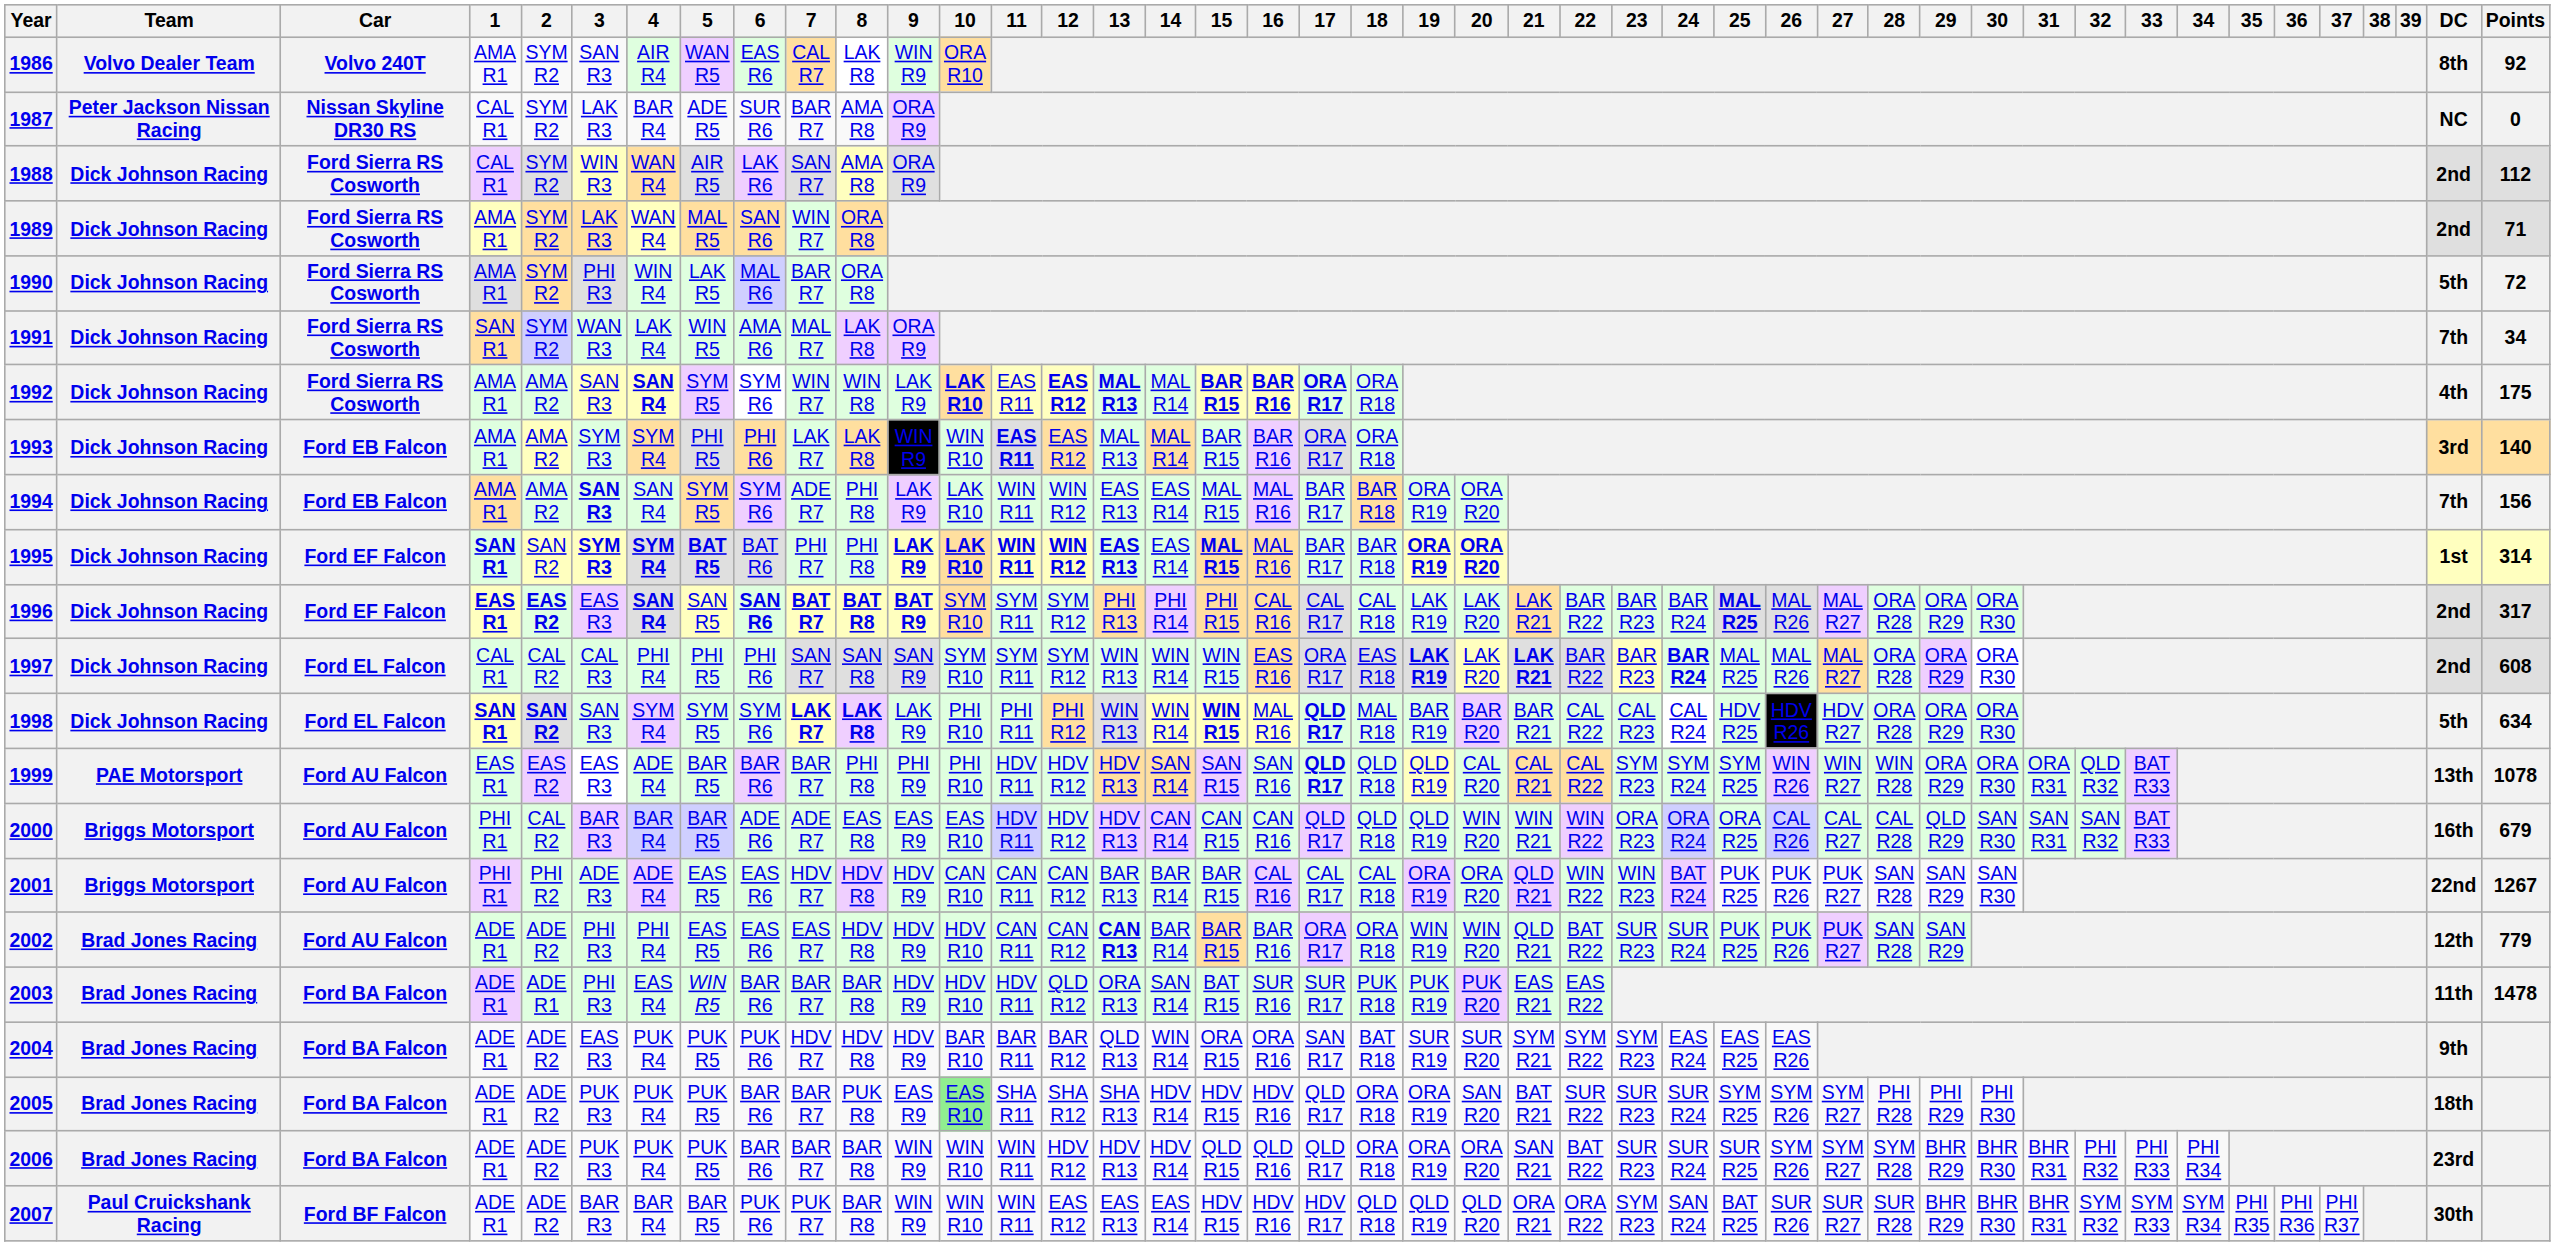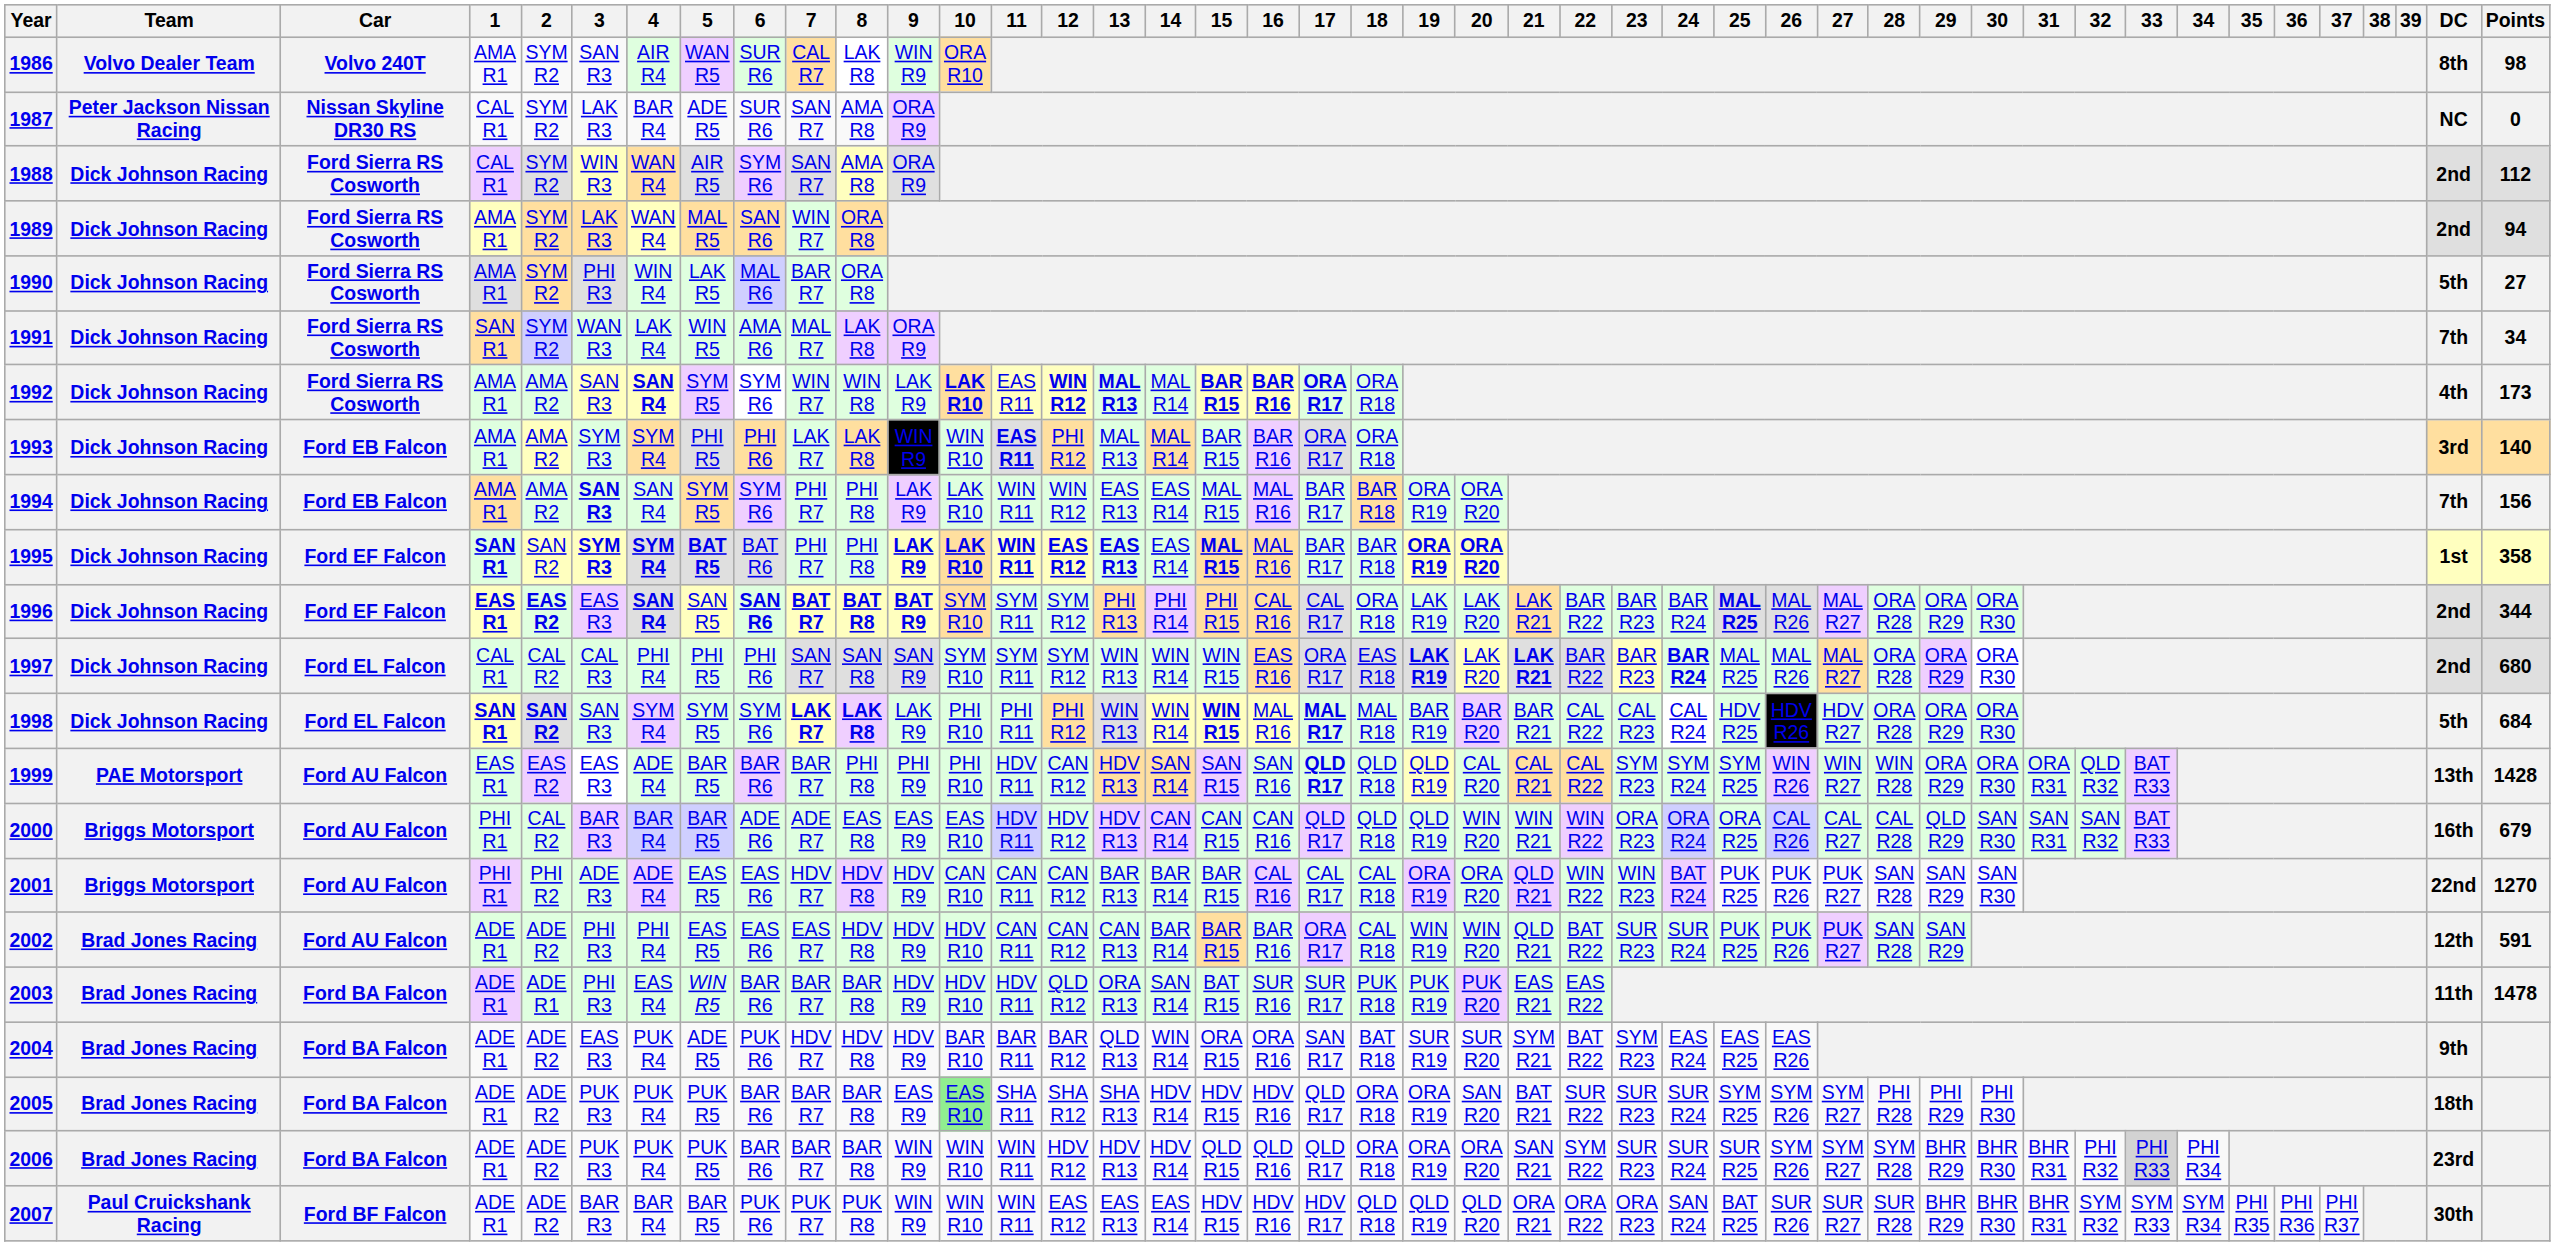(760, 64) EAS R6 -> (760, 64) SUR R6
(2515, 64) 92 -> (2515, 64) 98
(811, 119) BAR R7 -> (811, 119) SAN R7
(760, 174) LAK R6 -> (760, 174) SYM R6
(2515, 228) 71 -> (2515, 228) 94
(2515, 283) 72 -> (2515, 283) 27
(1068, 393) EAS R12 -> (1068, 393) WIN R12
(2515, 393) 175 -> (2515, 393) 173
(1068, 447) EAS R12 -> (1068, 447) PHI R12
(811, 502) ADE R7 -> (811, 502) PHI R7
(1068, 557) WIN R12 -> (1068, 557) EAS R12
(2515, 557) 314 -> (2515, 557) 358
(1377, 611) CAL R18 -> (1377, 611) ORA R18
(2515, 611) 317 -> (2515, 611) 344
(2515, 666) 608 -> (2515, 666) 680
(1325, 721) QLD R17 -> (1325, 721) MAL R17
(2515, 721) 634 -> (2515, 721) 684
(1068, 776) HDV R12 -> (1068, 776) CAN R12
(2515, 776) 1078 -> (2515, 776) 1428
(2515, 885) 1267 -> (2515, 885) 1270
(1120, 940) bold -> (1120, 940) normal
(1377, 940) ORA R18 -> (1377, 940) CAL R18
(2515, 940) 779 -> (2515, 940) 591
(707, 1049) PUK R5 -> (707, 1049) ADE R5
(1585, 1049) SYM R22 -> (1585, 1049) BAT R22
(862, 1104) PUK R8 -> (862, 1104) BAR R8
(1585, 1159) BAT R22 -> (1585, 1159) SYM R22
(2152, 1159) no background -> (2152, 1159) lightgrey background
(862, 1213) BAR R8 -> (862, 1213) PUK R8
(1637, 1213) SYM R23 -> (1637, 1213) ORA R23
